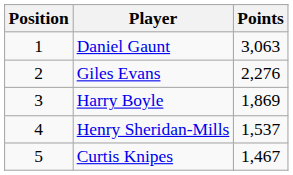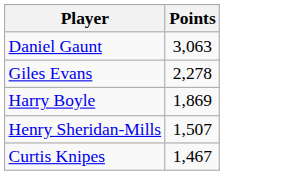- column: (39, 18)
(261, 73) 2,276 -> (192, 73) 2,278
(261, 128) 1,537 -> (192, 128) 1,507
